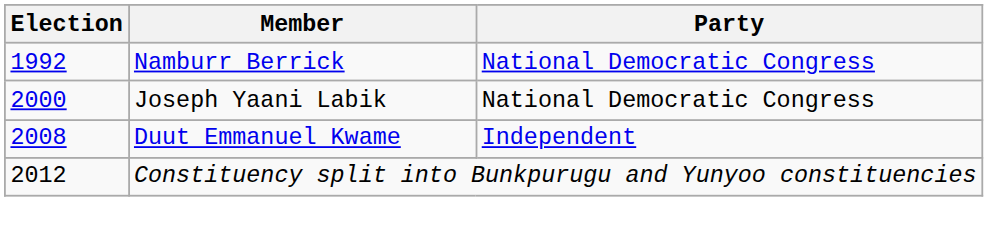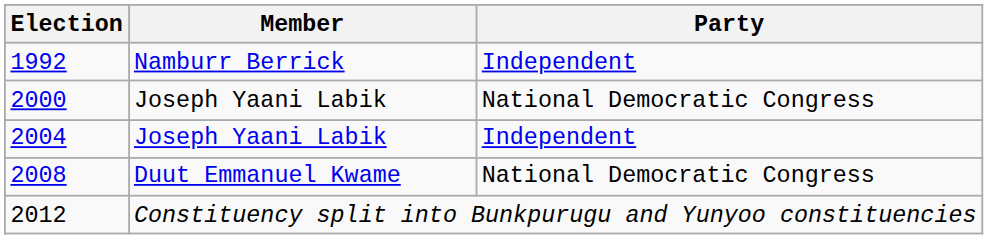(678, 62) National Democratic Congress -> (559, 62) Independent
+ row: (39, 138)
(559, 138) Independent -> (678, 177) National Democratic Congress
